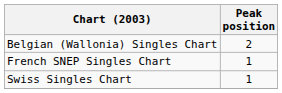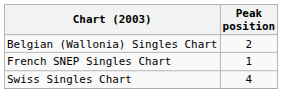(249, 79) 1 -> (249, 79) 4
